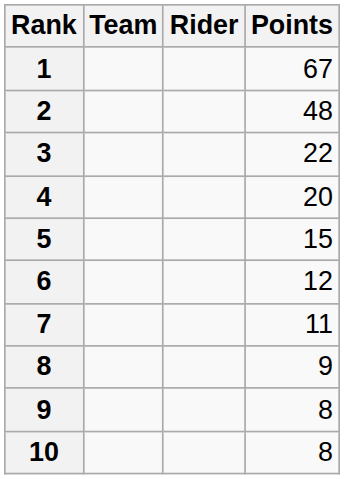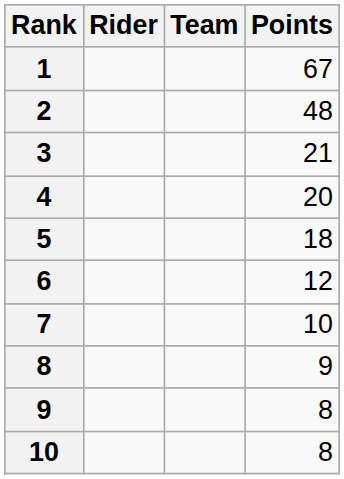columns swapped: (204, 25) <-> (123, 25)
(318, 153) 22 -> (318, 153) 21
(318, 238) 15 -> (318, 238) 18
(319, 324) 11 -> (318, 324) 10
